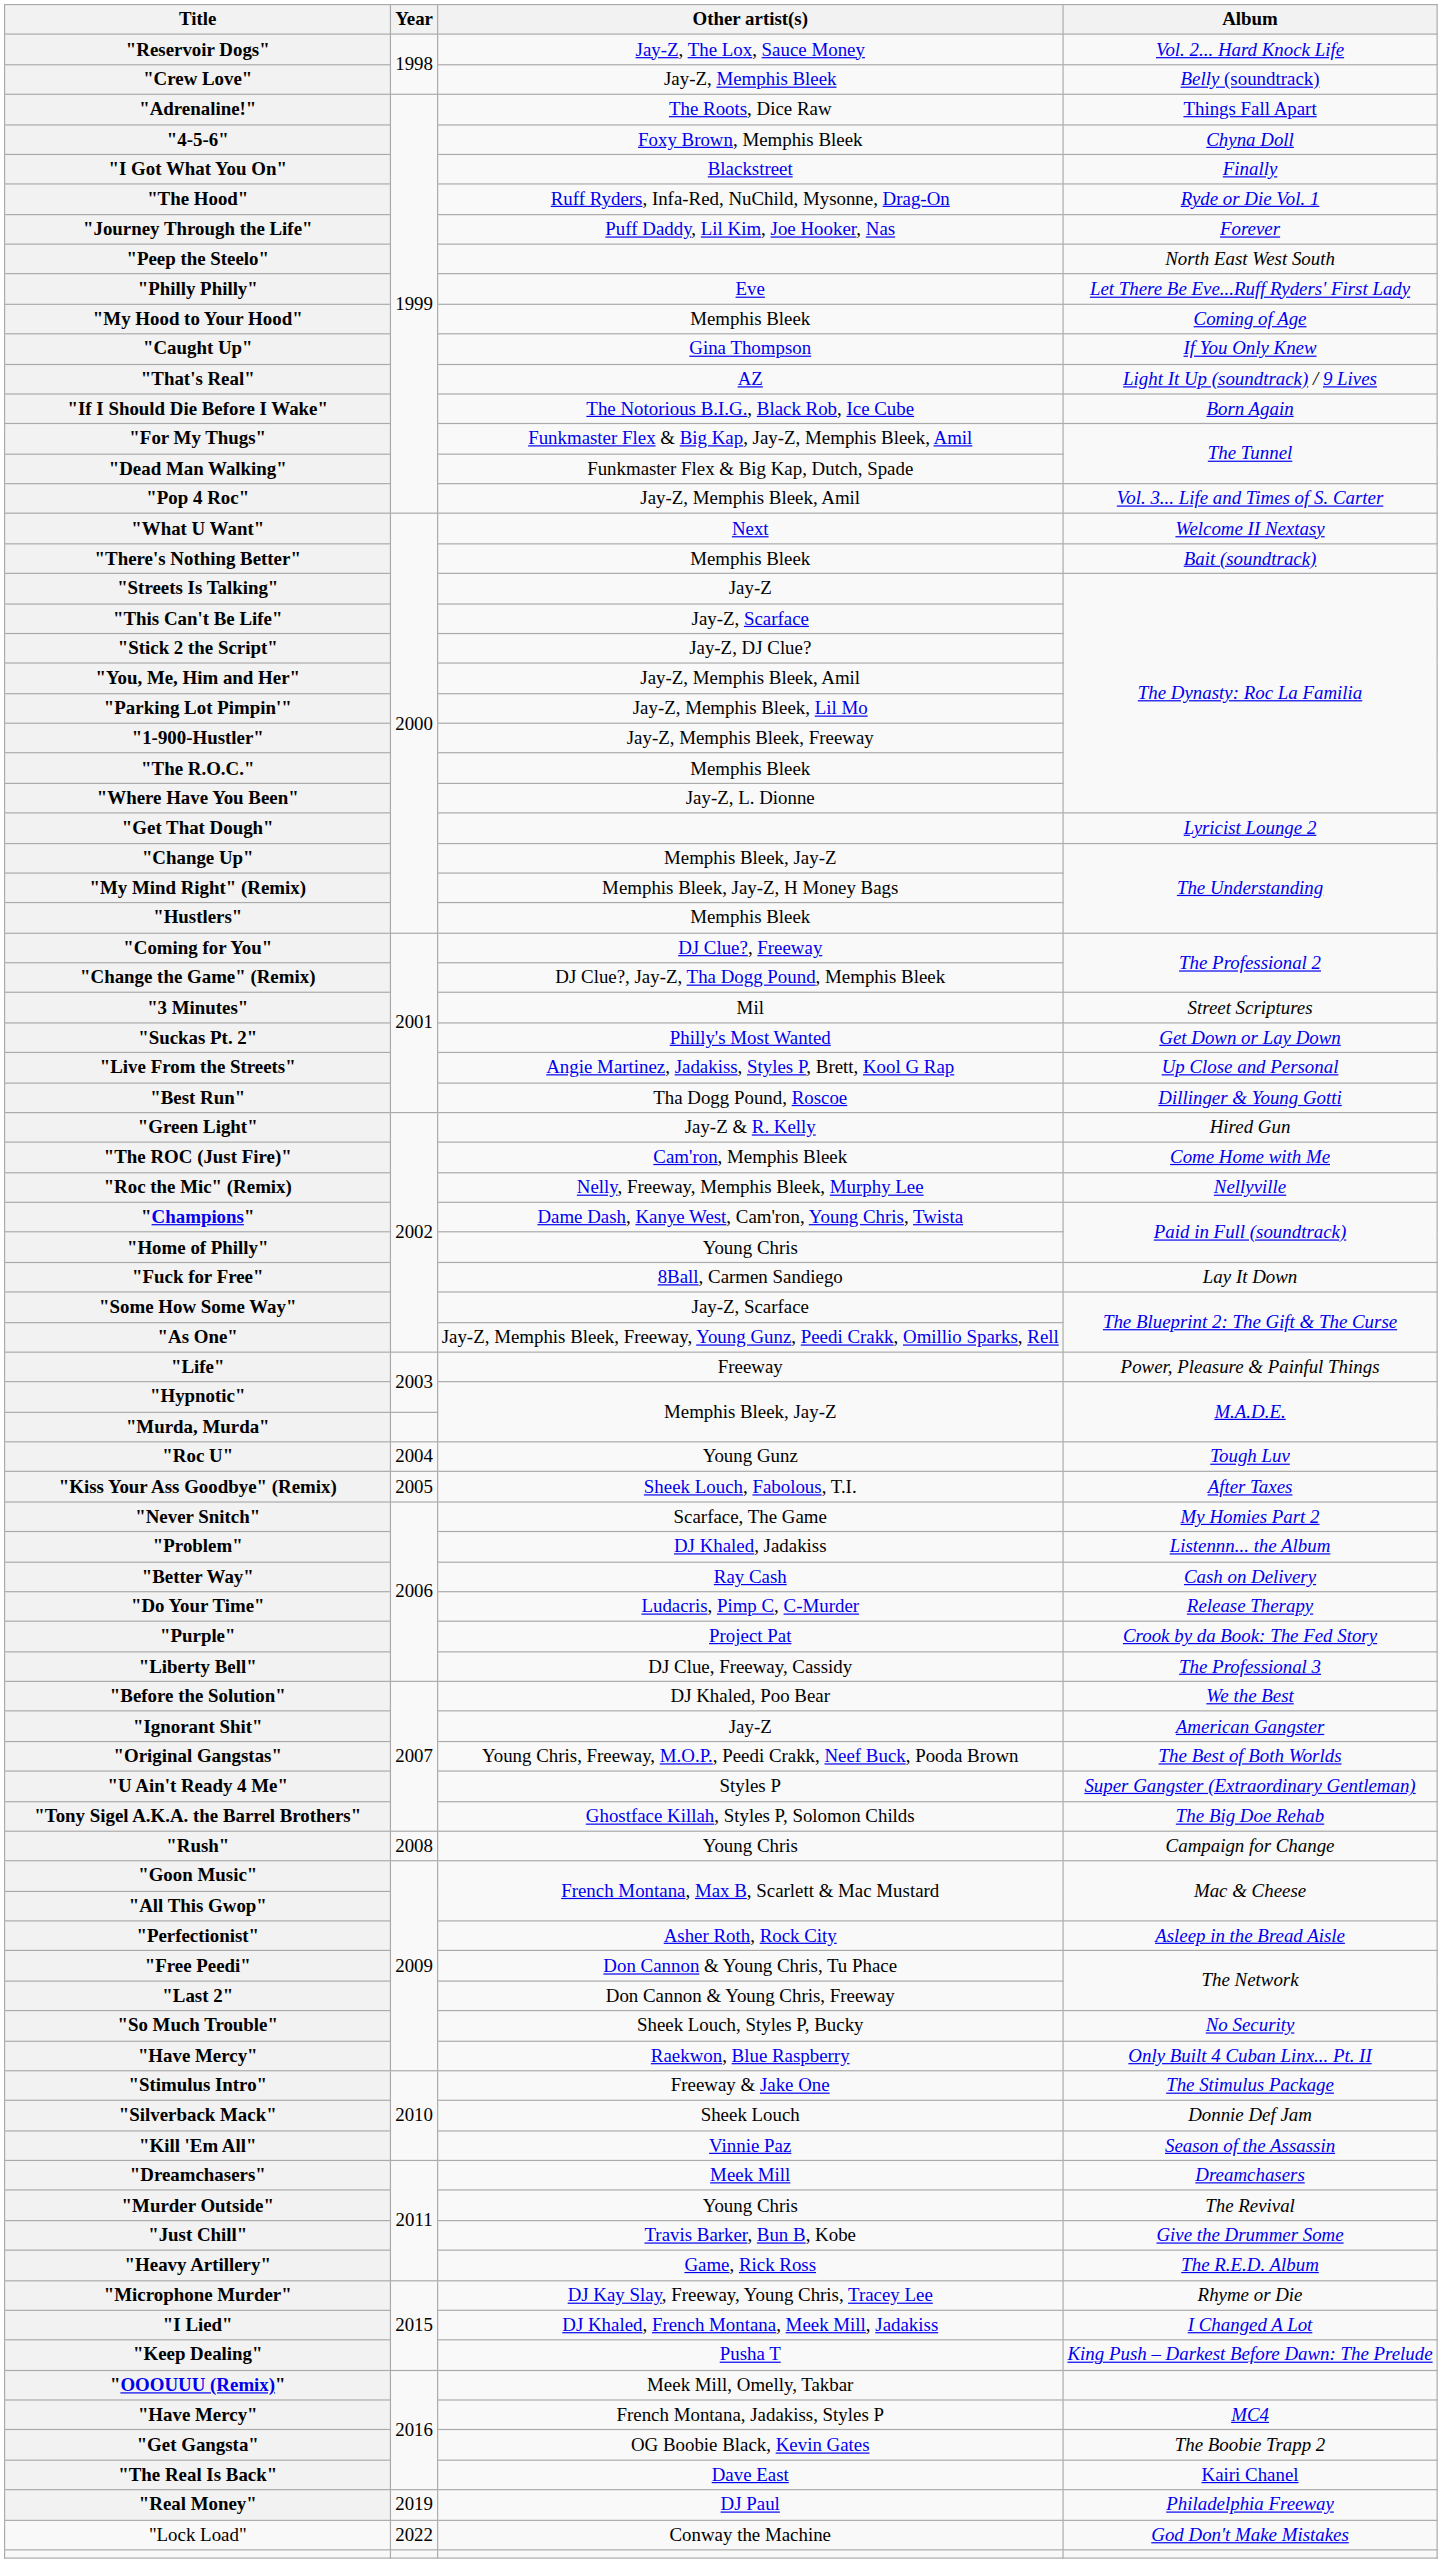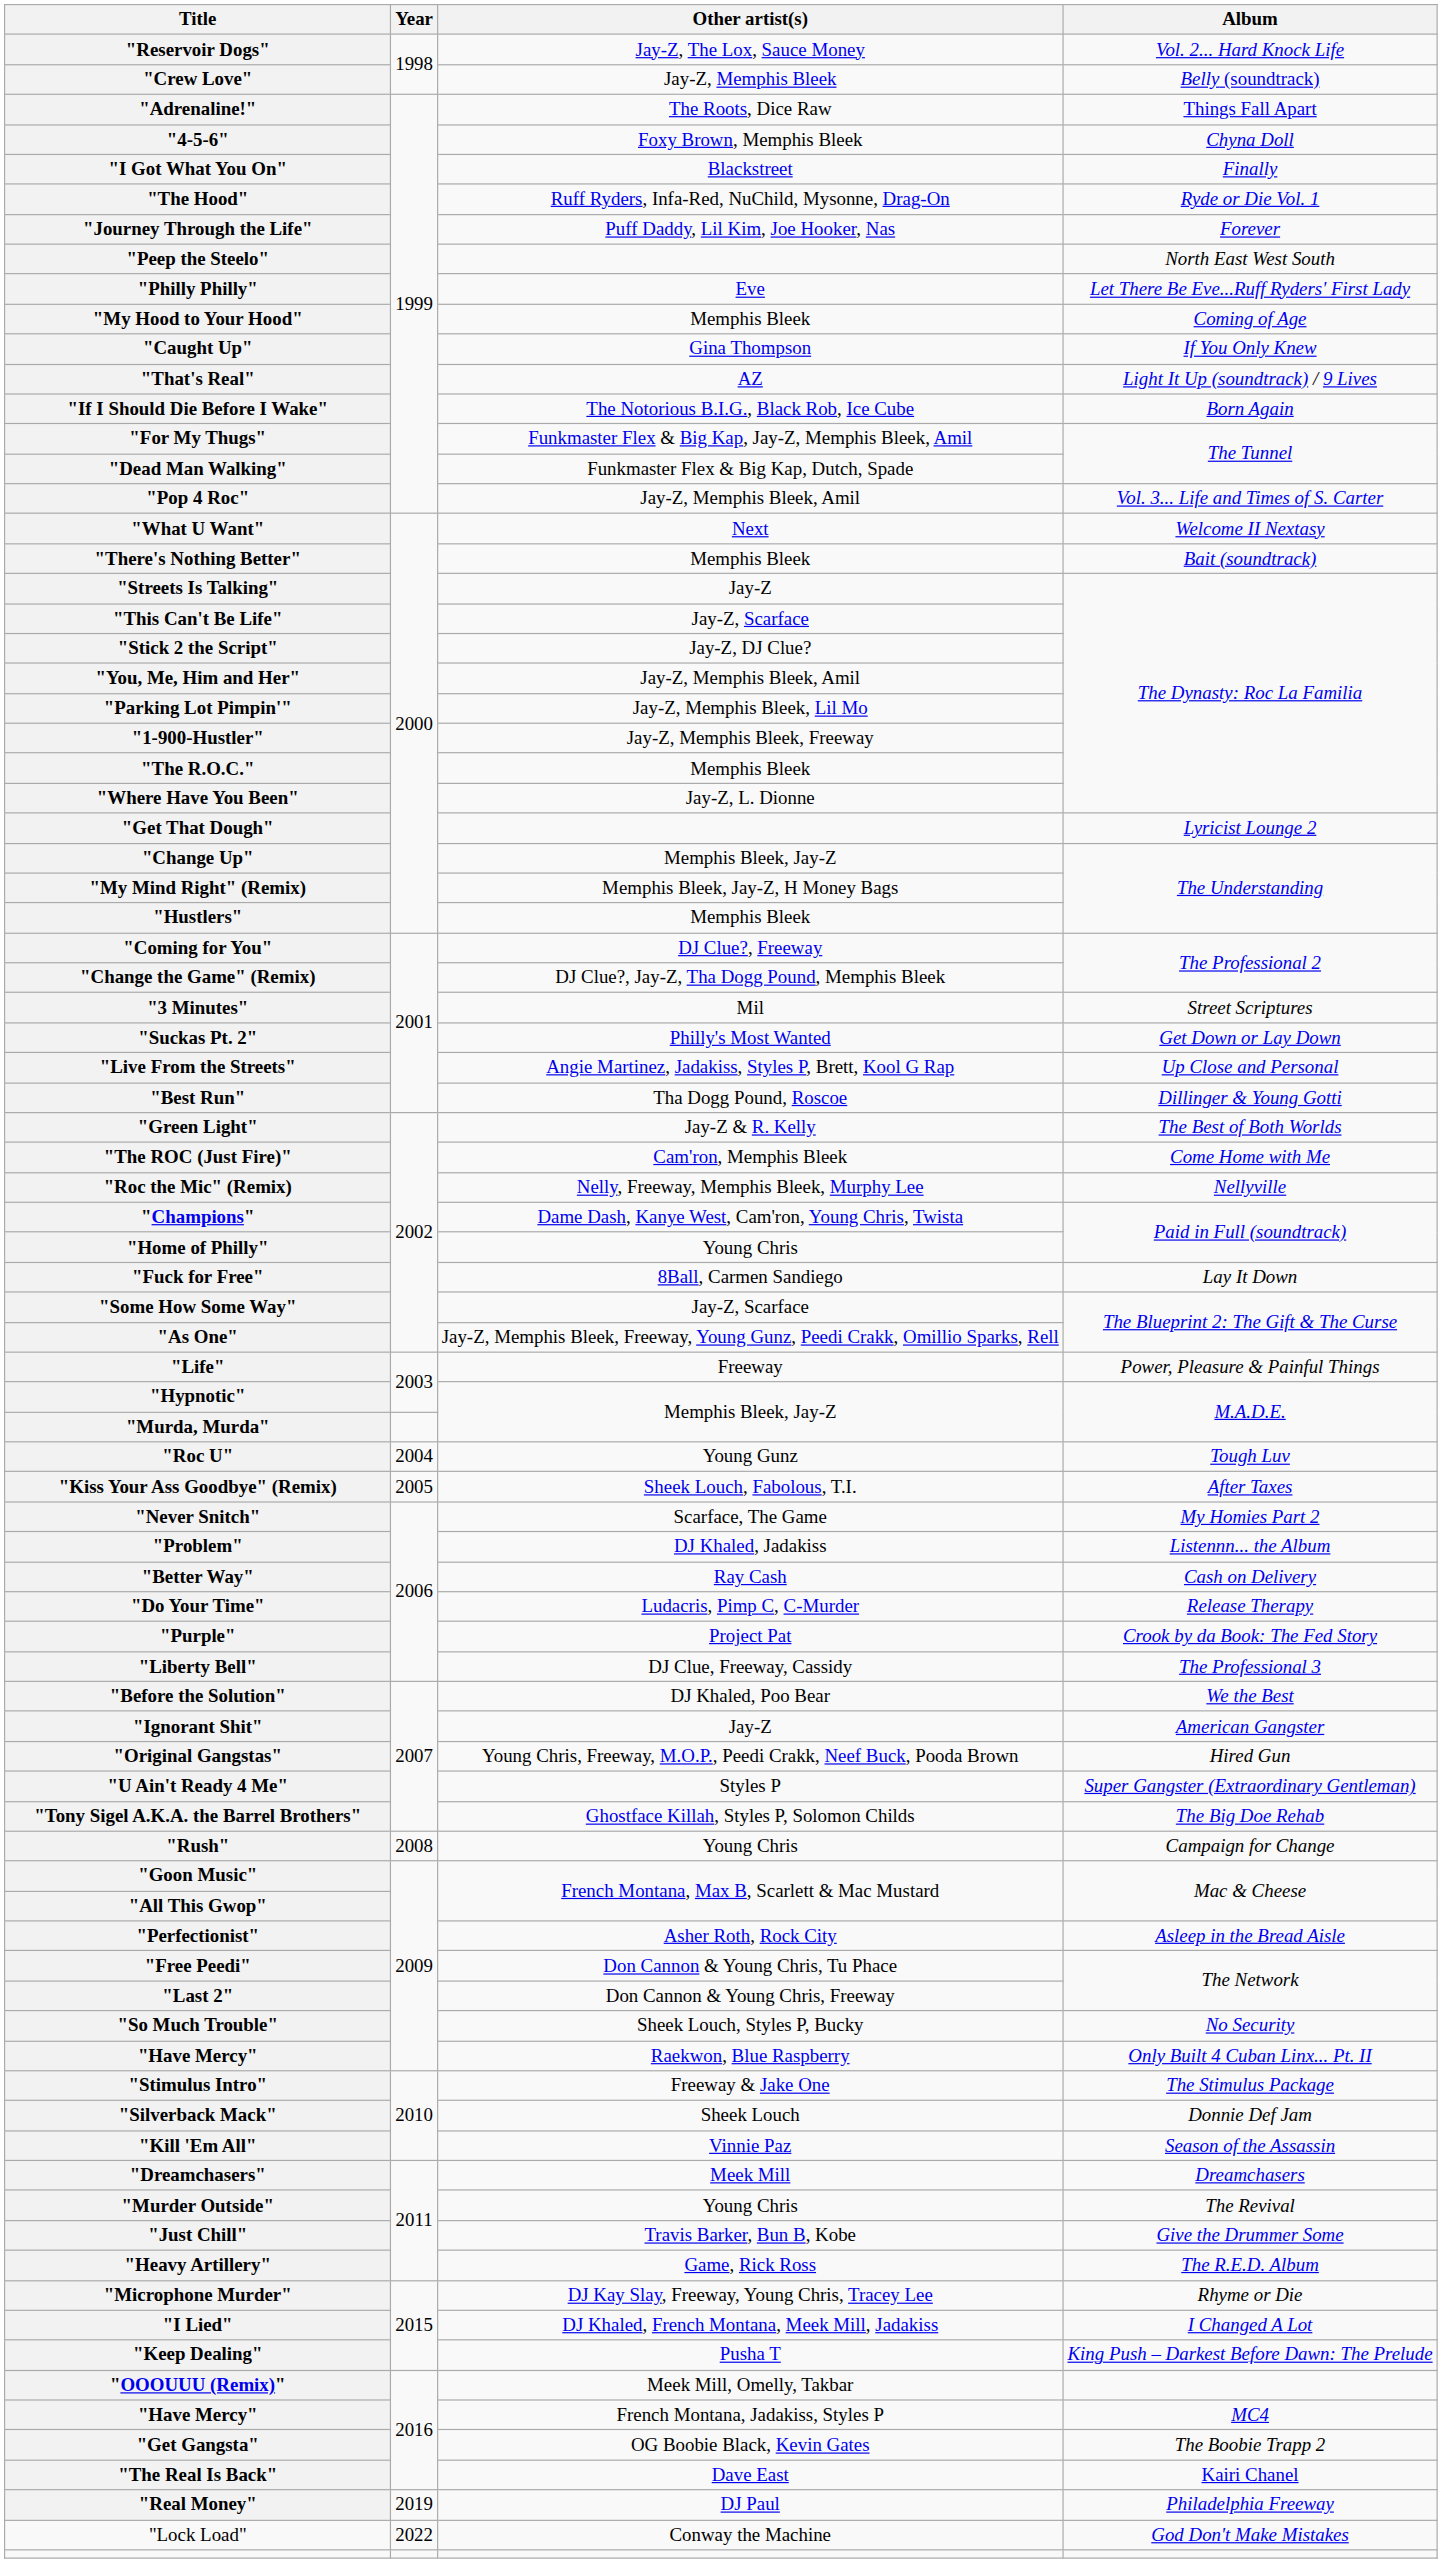(1250, 1127) Hired Gun -> (1250, 1127) The Best of Both Worlds
(1250, 1756) The Best of Both Worlds -> (1250, 1756) Hired Gun
